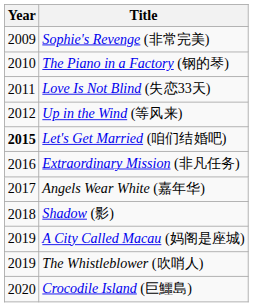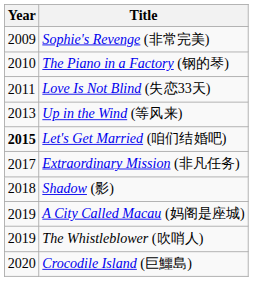(22, 114) 2012 -> (22, 114) 2013
(22, 164) 2016 -> (22, 164) 2017
- row: (124, 188)
